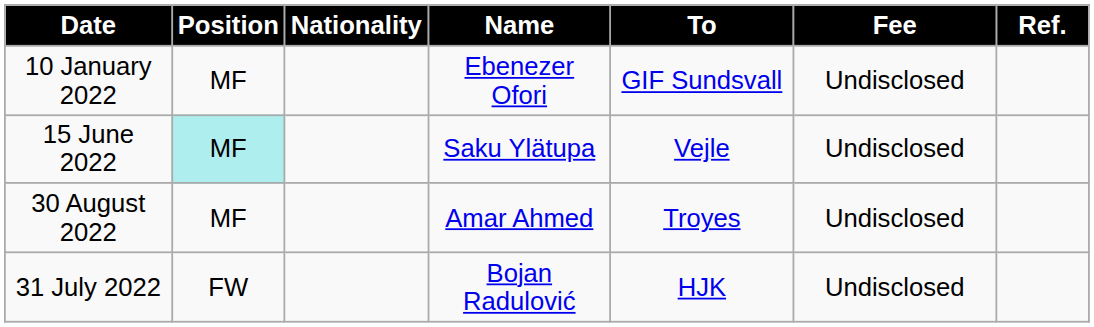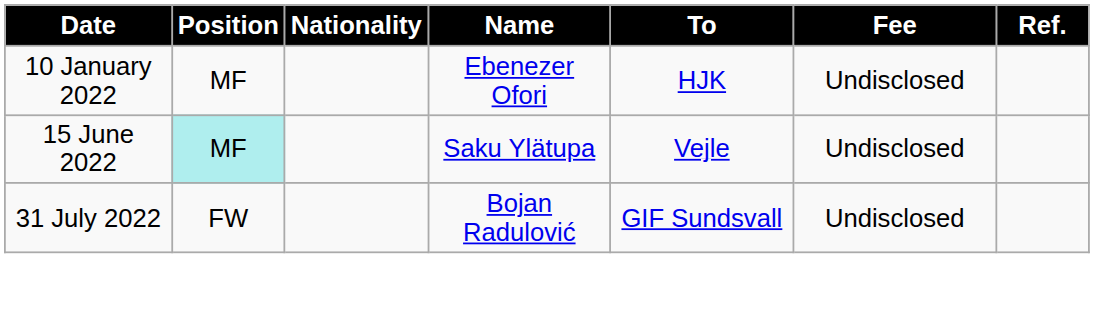(702, 80) GIF Sundsvall -> (702, 80) HJK
- row: (88, 218)
(702, 287) HJK -> (702, 218) GIF Sundsvall
